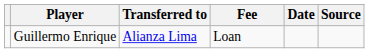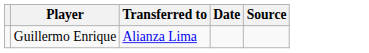- column: (247, 15)
